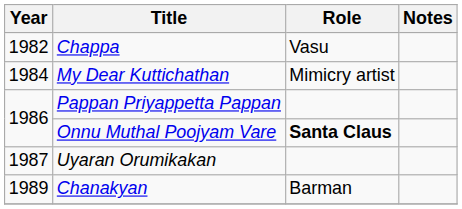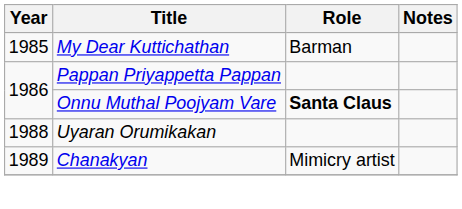- row: (88, 47)
(29, 75) 1984 -> (29, 47) 1985
(342, 75) Mimicry artist -> (321, 47) Barman
(29, 160) 1987 -> (29, 132) 1988
(321, 189) Barman -> (342, 160) Mimicry artist
